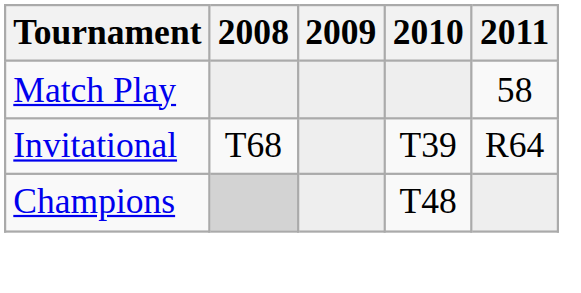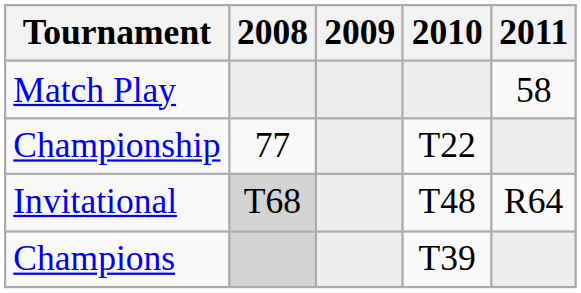+ row: (117, 145)
(253, 145) no background -> (272, 201) lightgrey background
(428, 145) T39 -> (447, 201) T48
(428, 201) T48 -> (447, 257) T39
